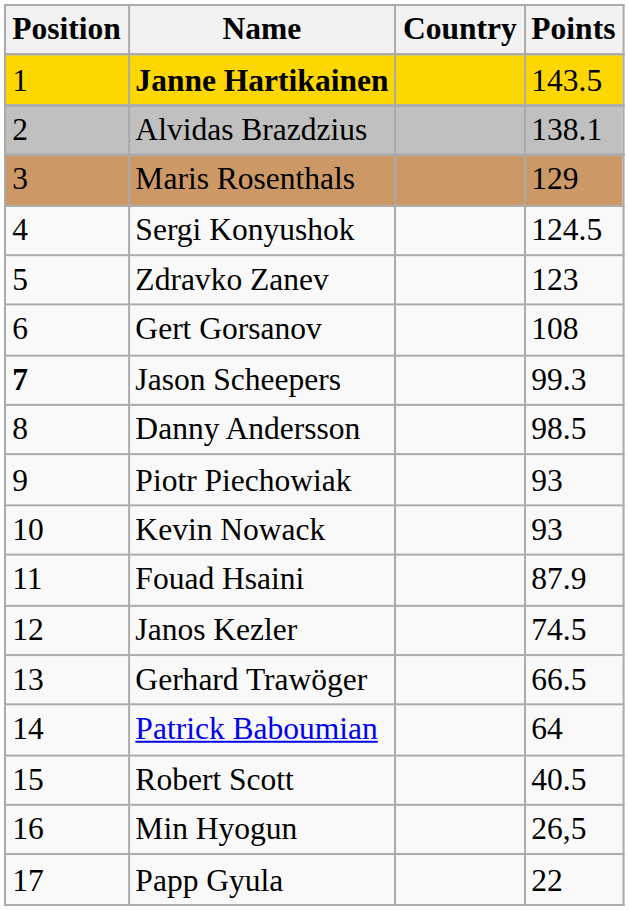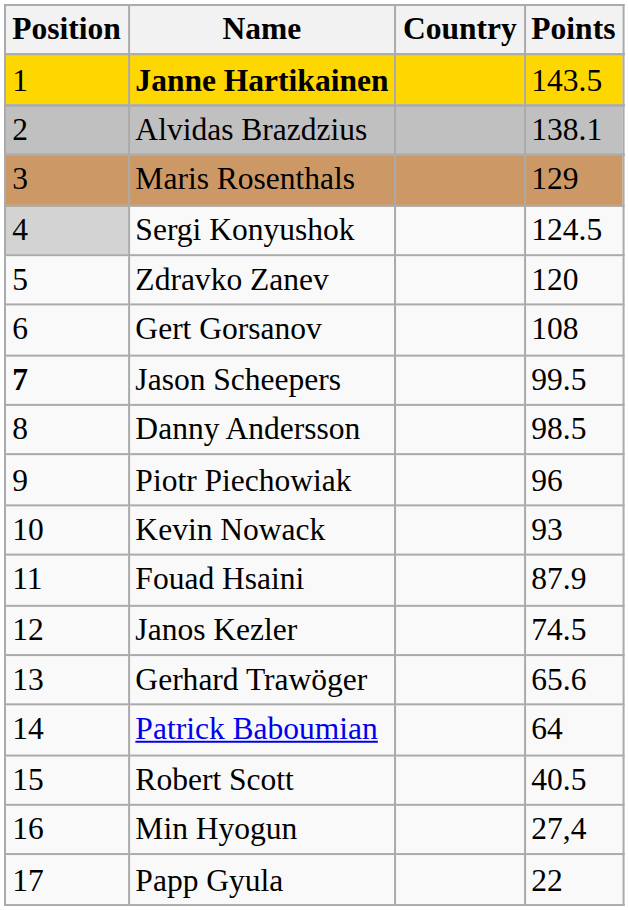(20, 229) no background -> (20, 229) lightgrey background
(555, 279) 123 -> (555, 279) 120
(559, 379) 99.3 -> (559, 379) 99.5
(547, 479) 93 -> (547, 479) 96
(559, 679) 66.5 -> (559, 679) 65.6
(559, 829) 26,5 -> (559, 829) 27,4
